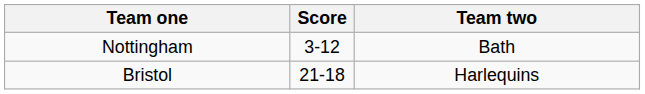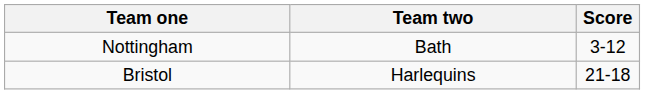columns swapped: (497, 18) <-> (322, 18)
